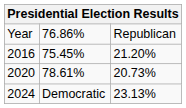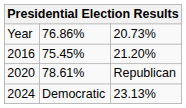(145, 34) Republican -> (135, 34) 20.73%
(135, 73) 20.73% -> (145, 73) Republican
